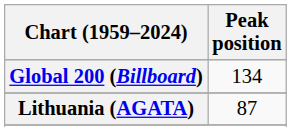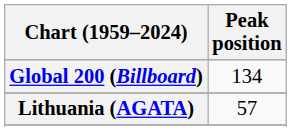(247, 108) 87 -> (247, 108) 57
